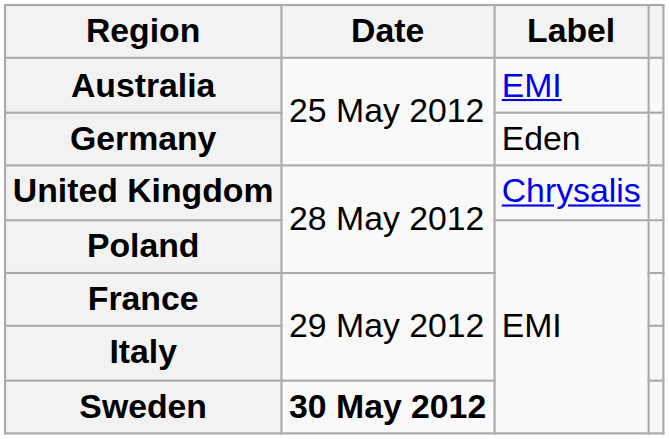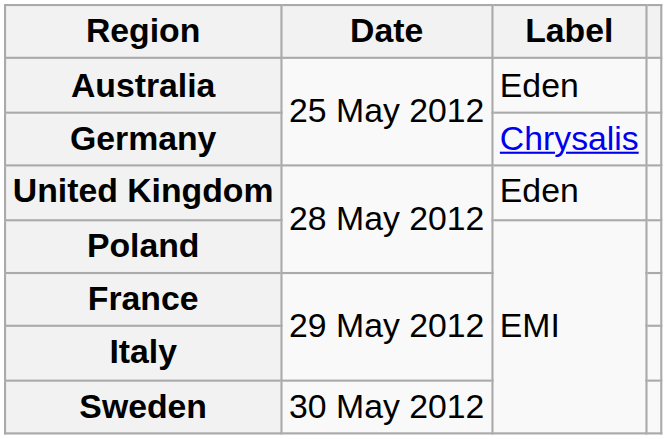(532, 84) EMI -> (539, 84) Eden
(541, 138) Eden -> (569, 138) Chrysalis
(571, 191) Chrysalis -> (539, 191) Eden
(388, 406) bold -> (387, 406) normal
